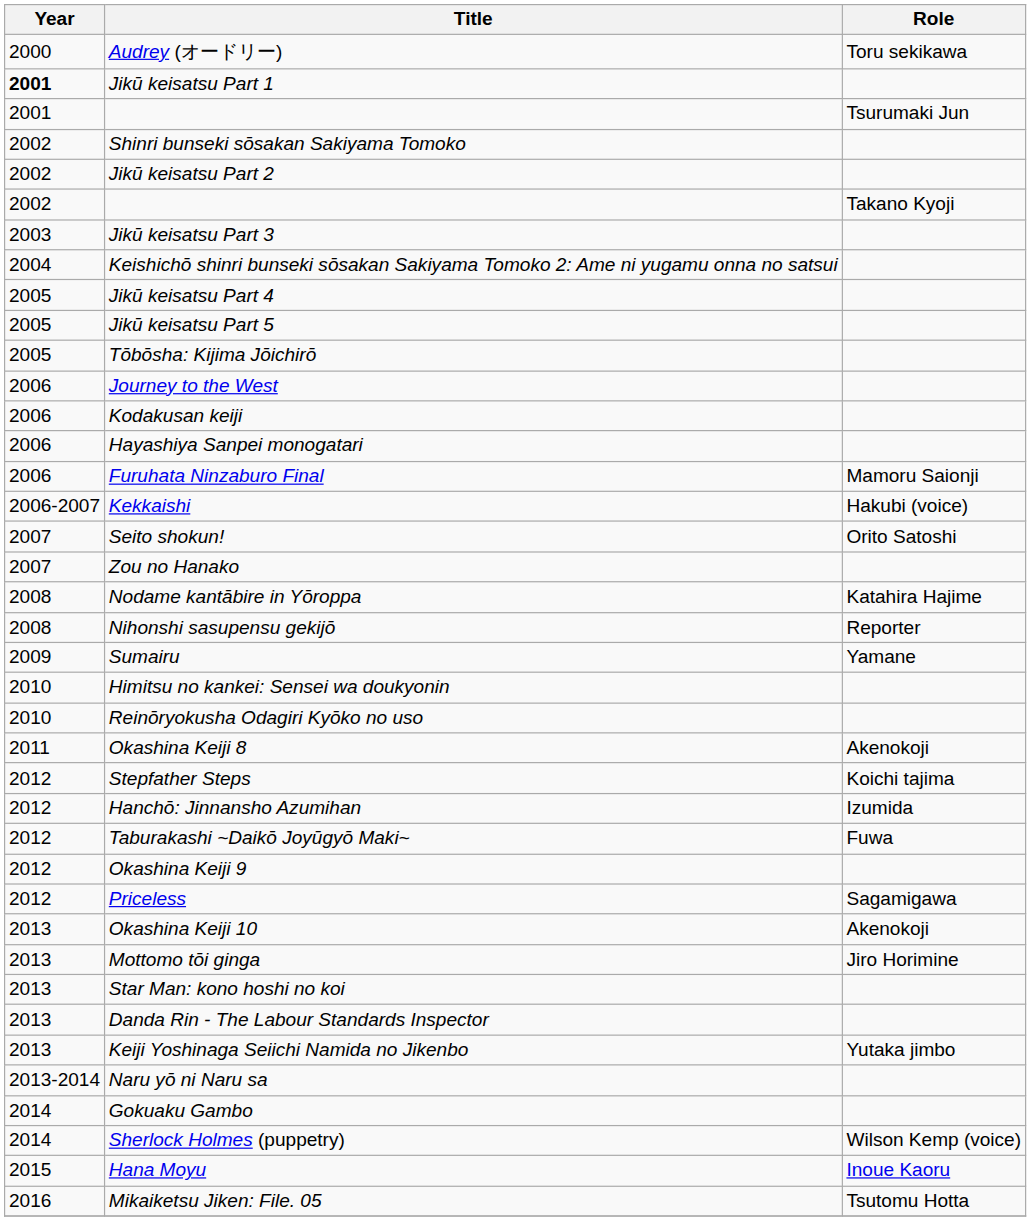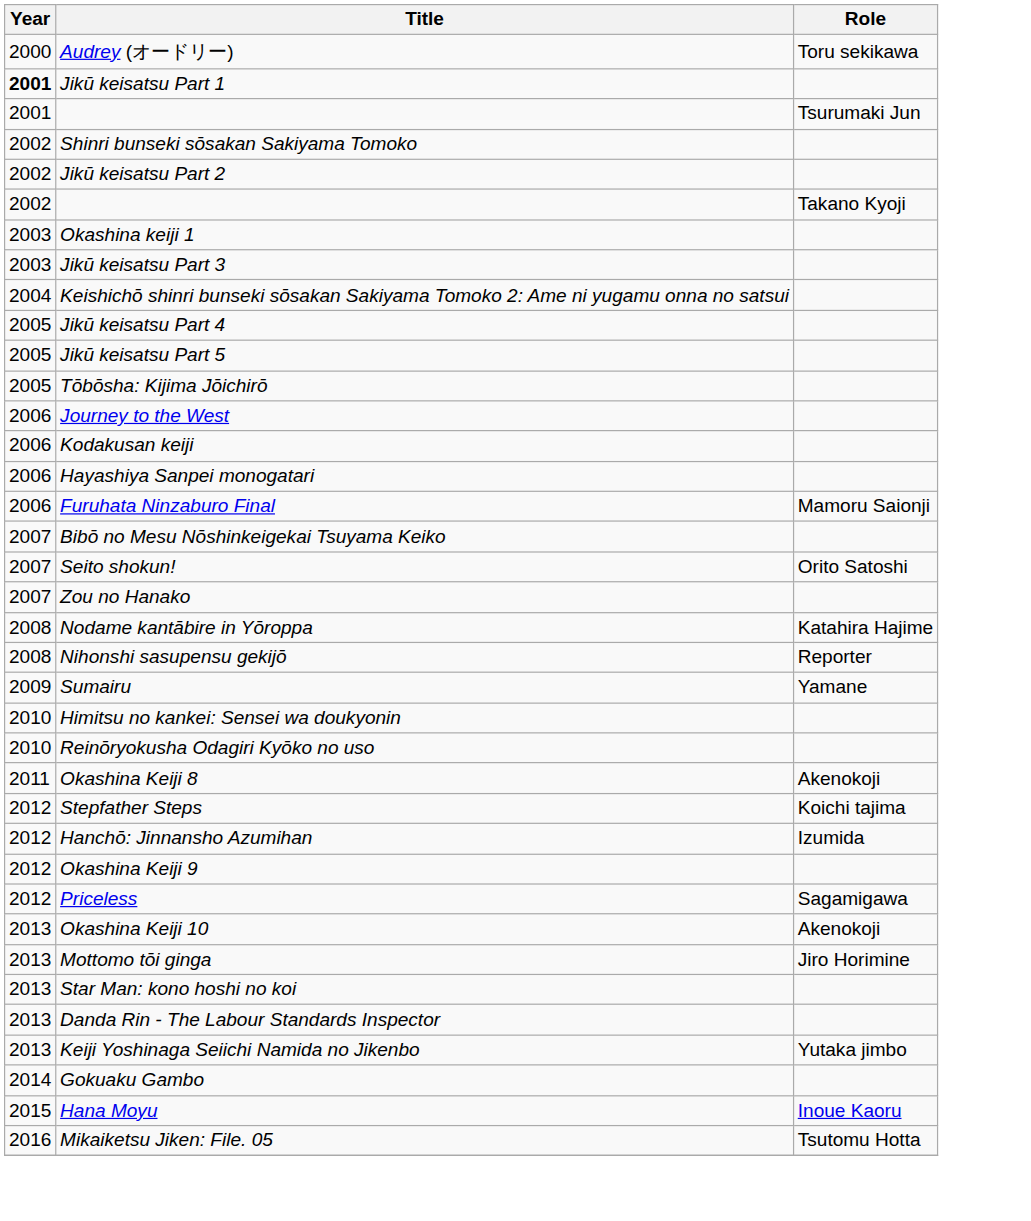+ row: (127, 234)
- row: (150, 506)
+ row: (253, 536)
- row: (259, 838)
- row: (188, 1080)
- row: (227, 1140)
